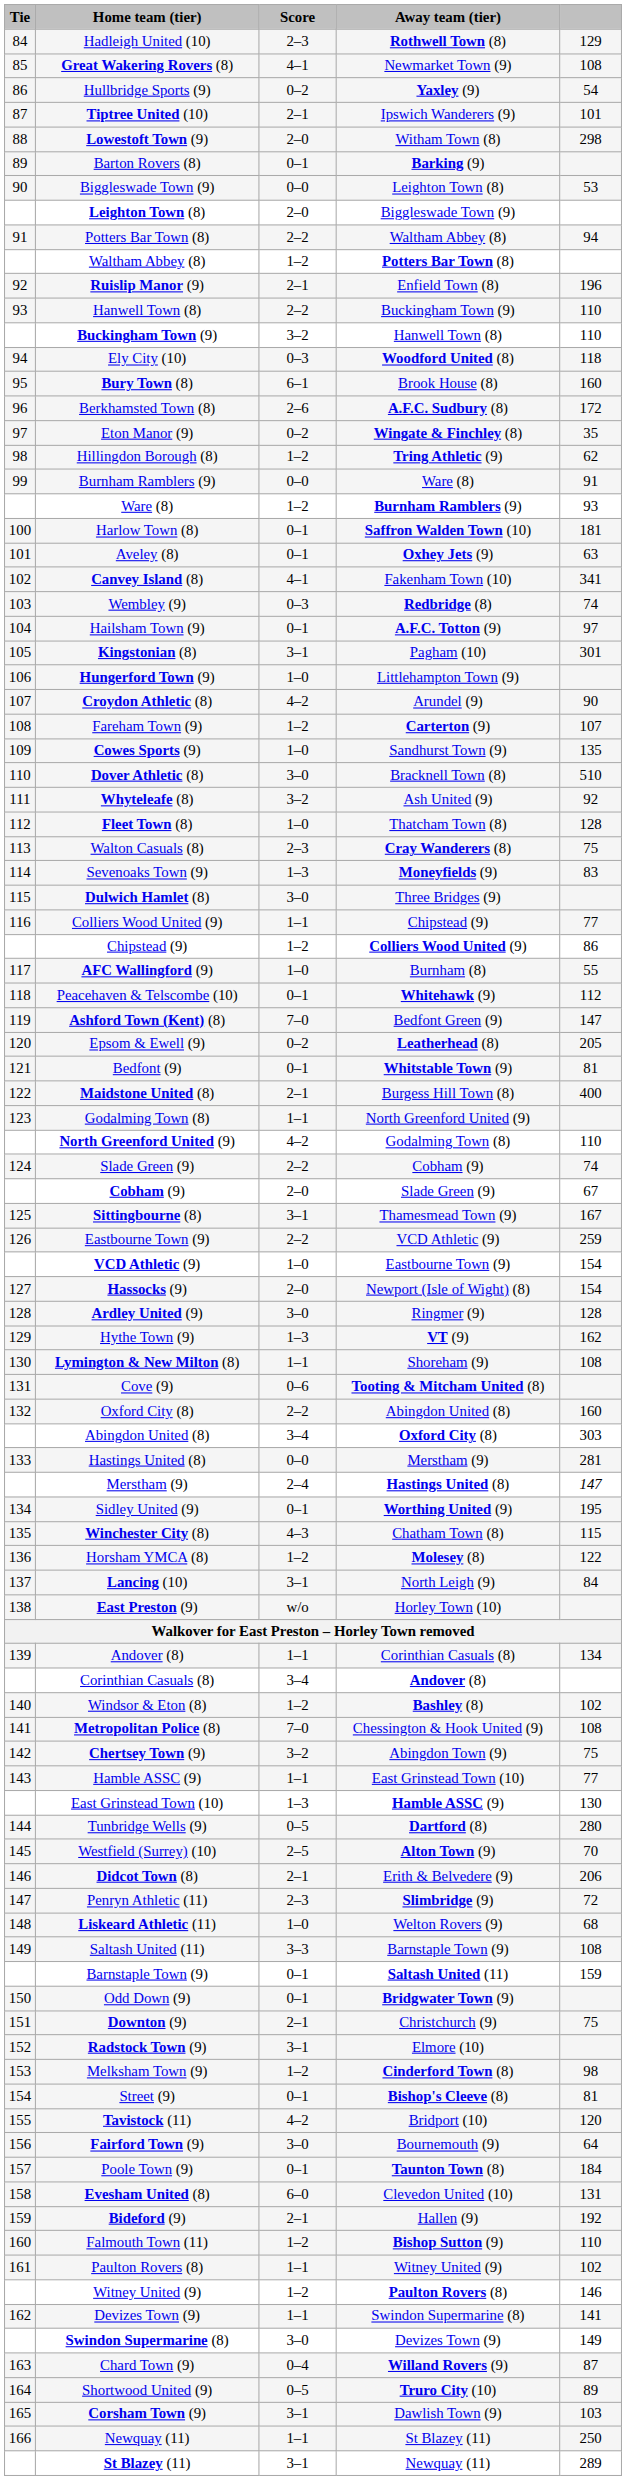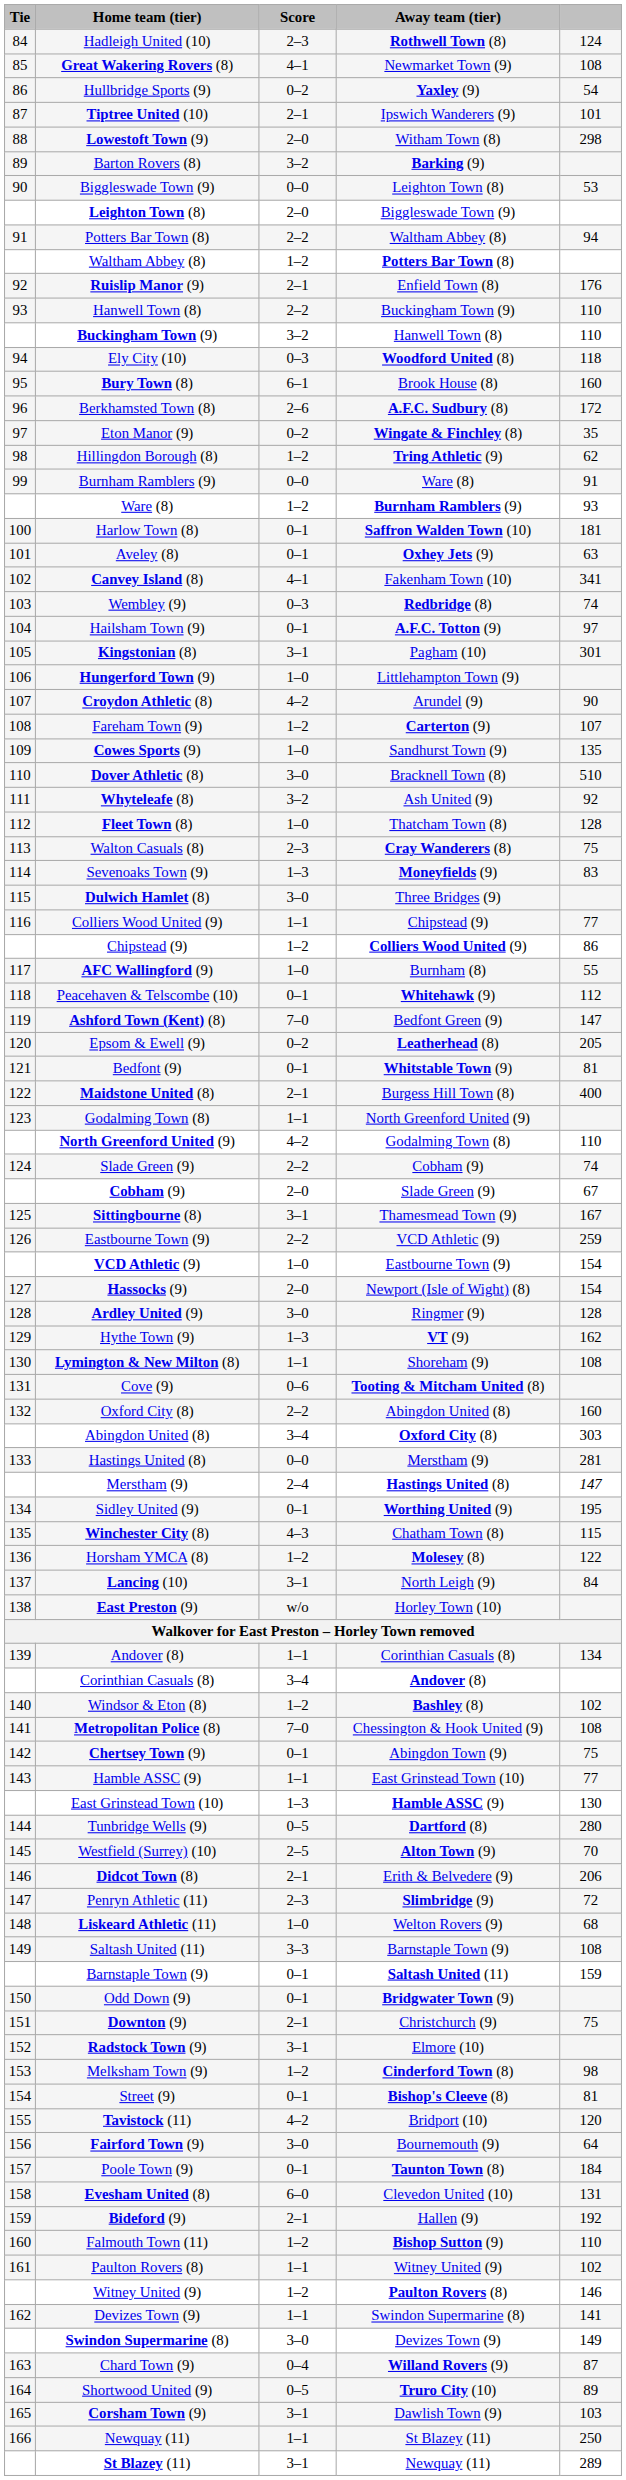(591, 41) 129 -> (591, 41) 124
(298, 163) 0–1 -> (298, 163) 3–2
(591, 286) 196 -> (591, 286) 176
(298, 1753) 3–2 -> (298, 1753) 0–1
